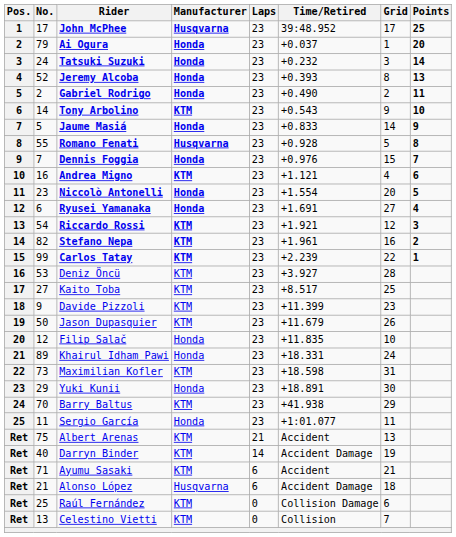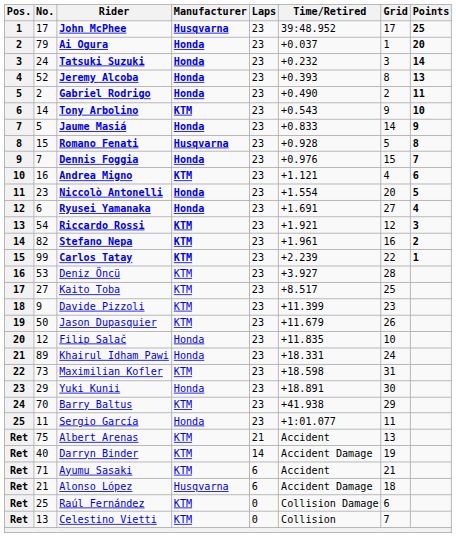(42, 144) 55 -> (42, 144) 15
